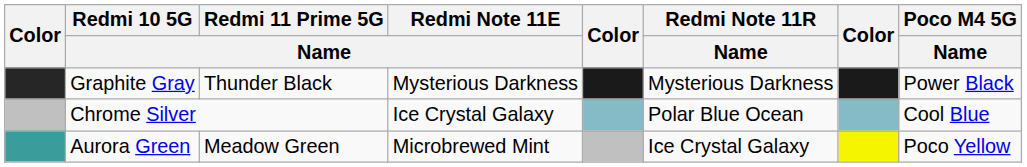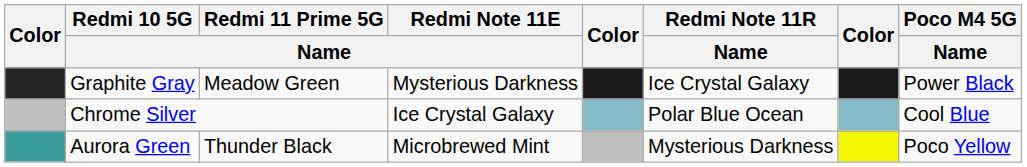(268, 83) Thunder Black -> (272, 83) Meadow Green
(741, 83) Mysterious Darkness -> (729, 83) Ice Crystal Galaxy
(272, 146) Meadow Green -> (268, 146) Thunder Black
(729, 146) Ice Crystal Galaxy -> (741, 146) Mysterious Darkness
